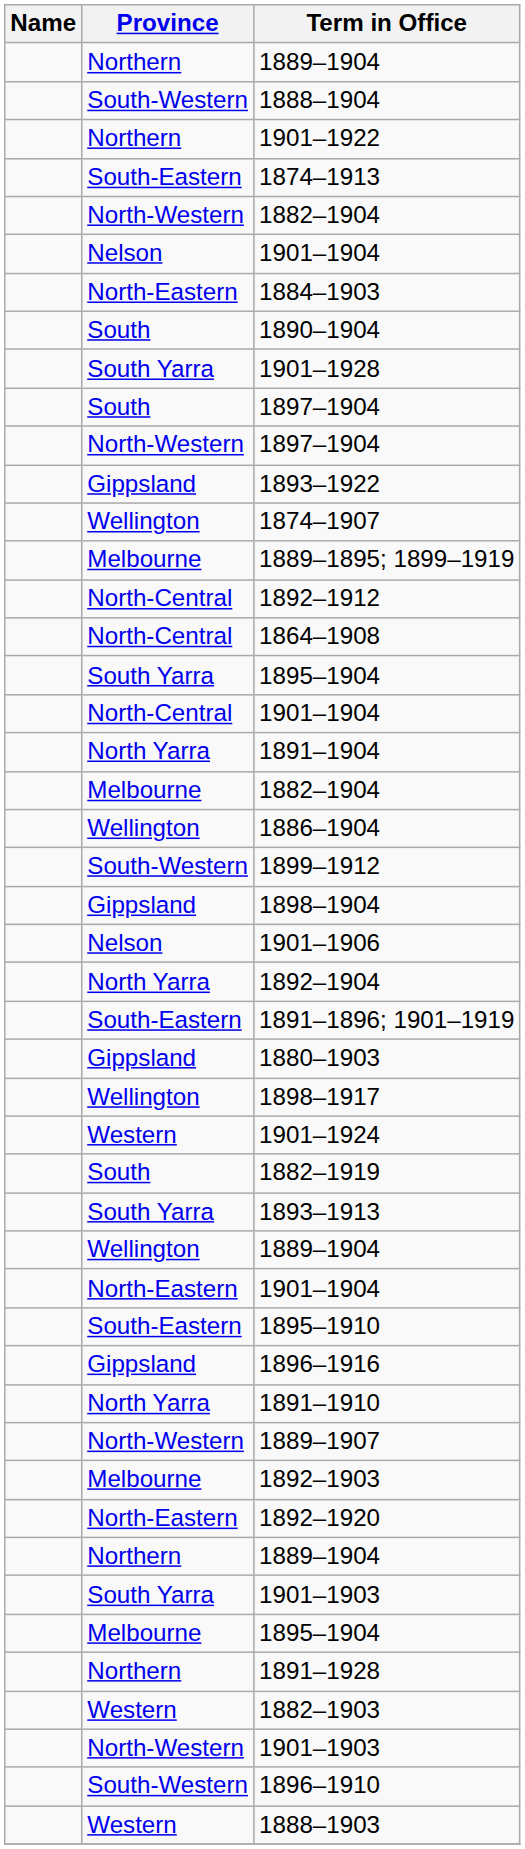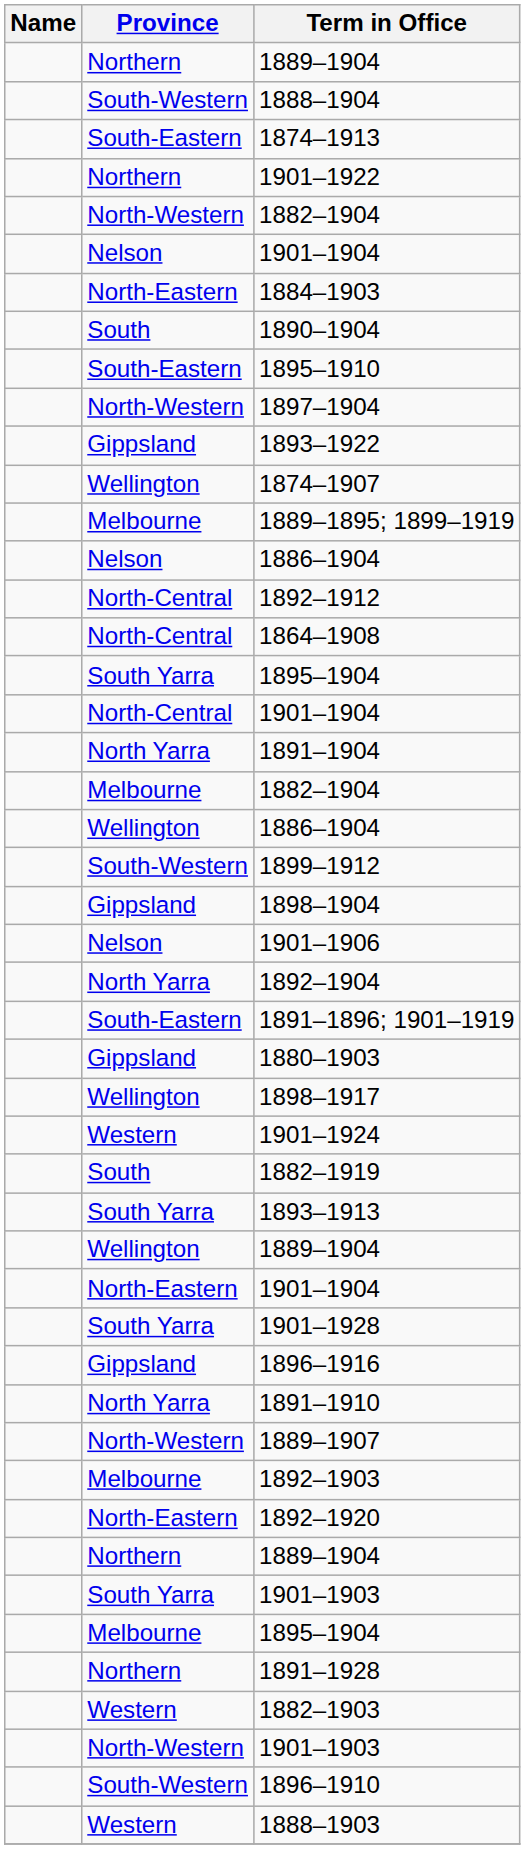rows swapped: (134, 138) <-> (164, 176)
rows swapped: (164, 1326) <-> (151, 368)
- row: (119, 406)
+ row: (125, 560)
